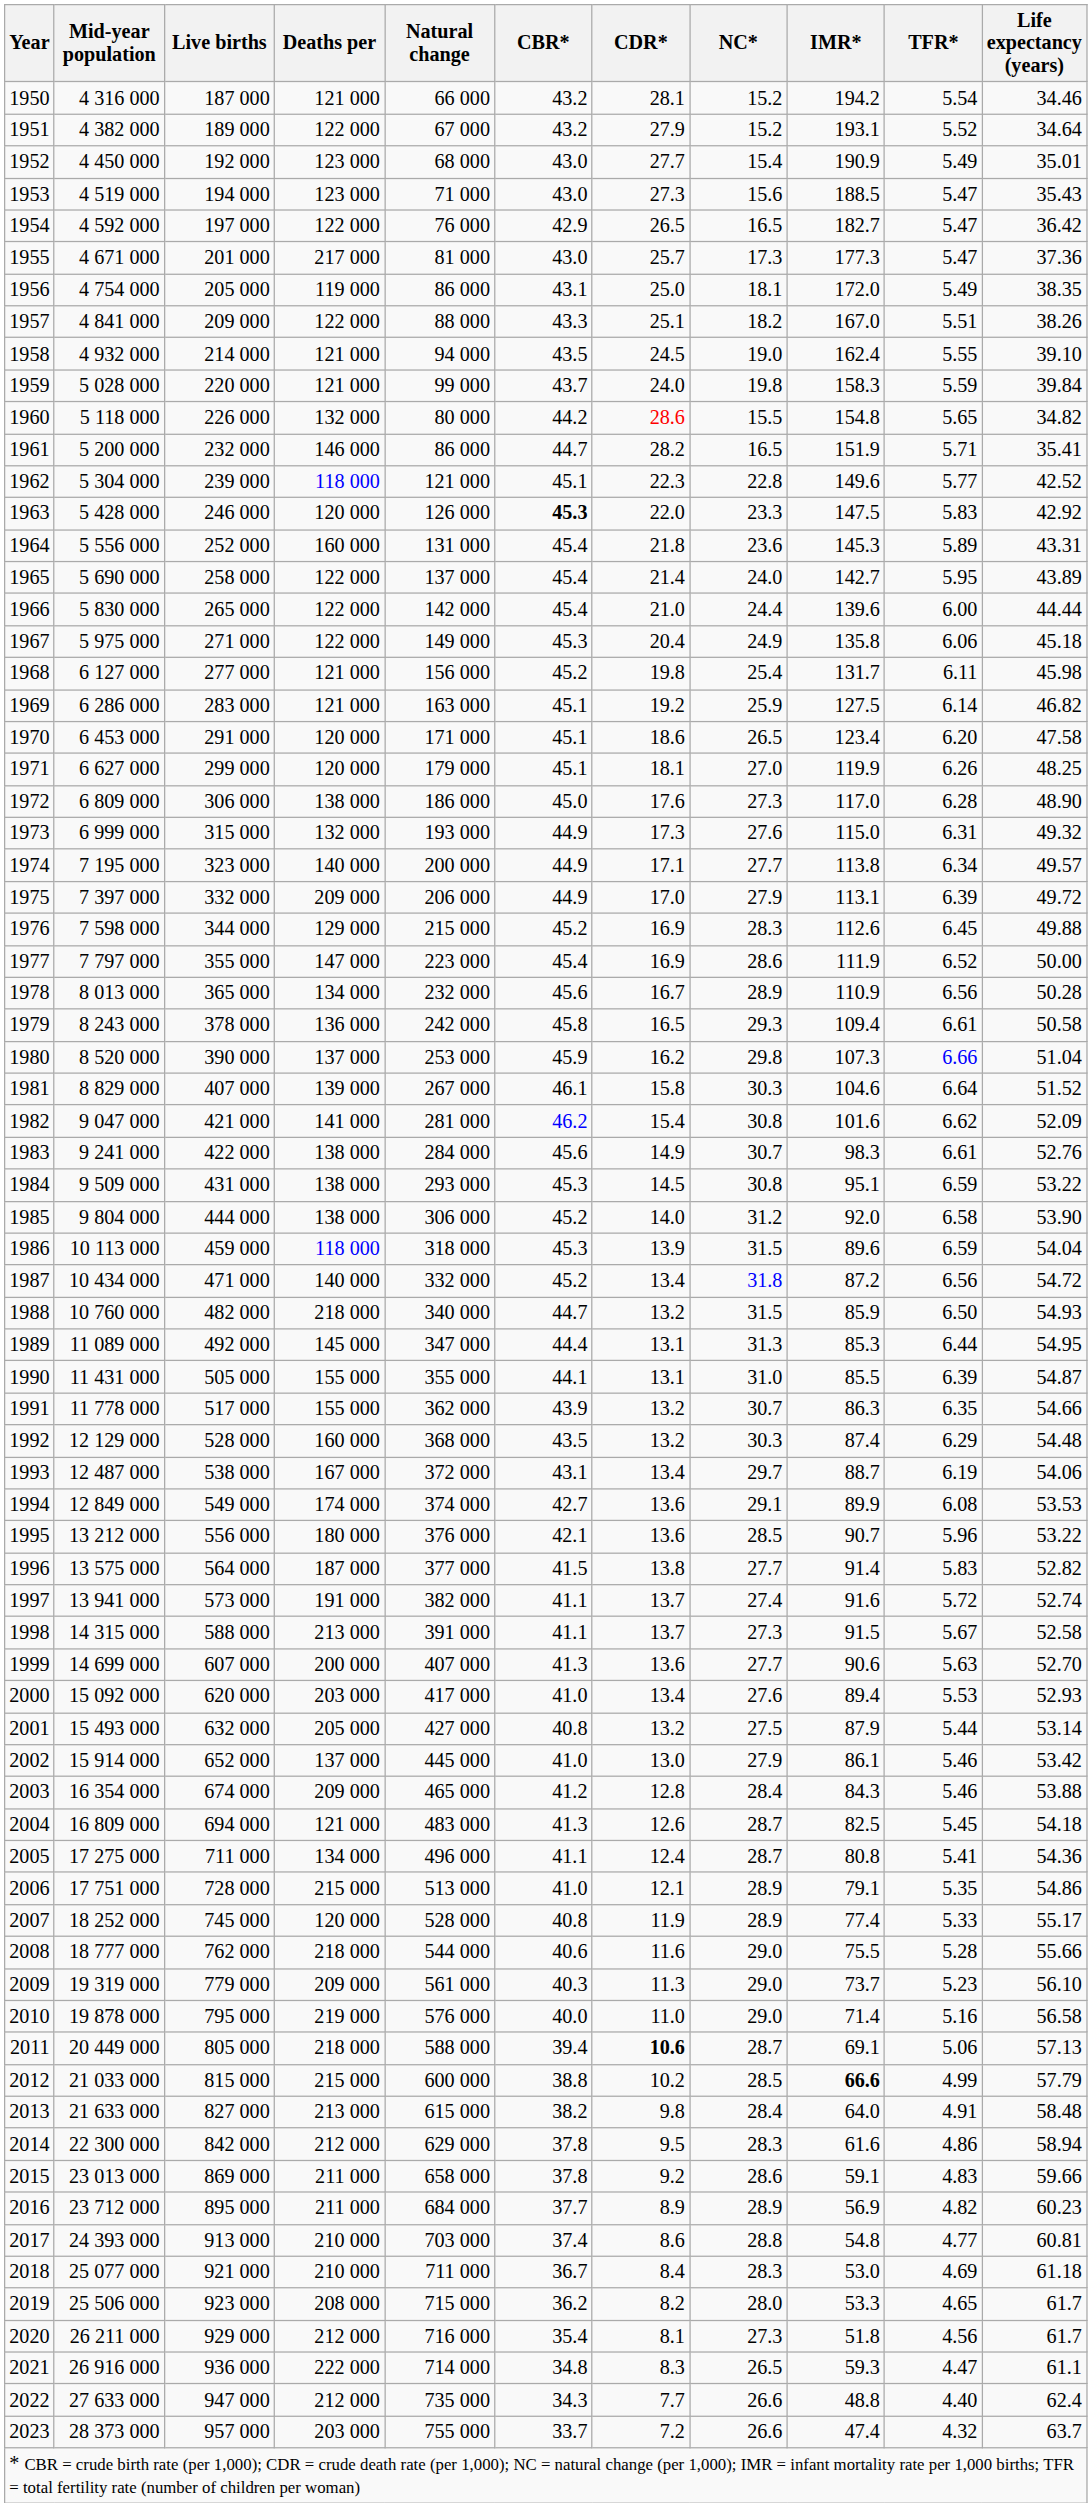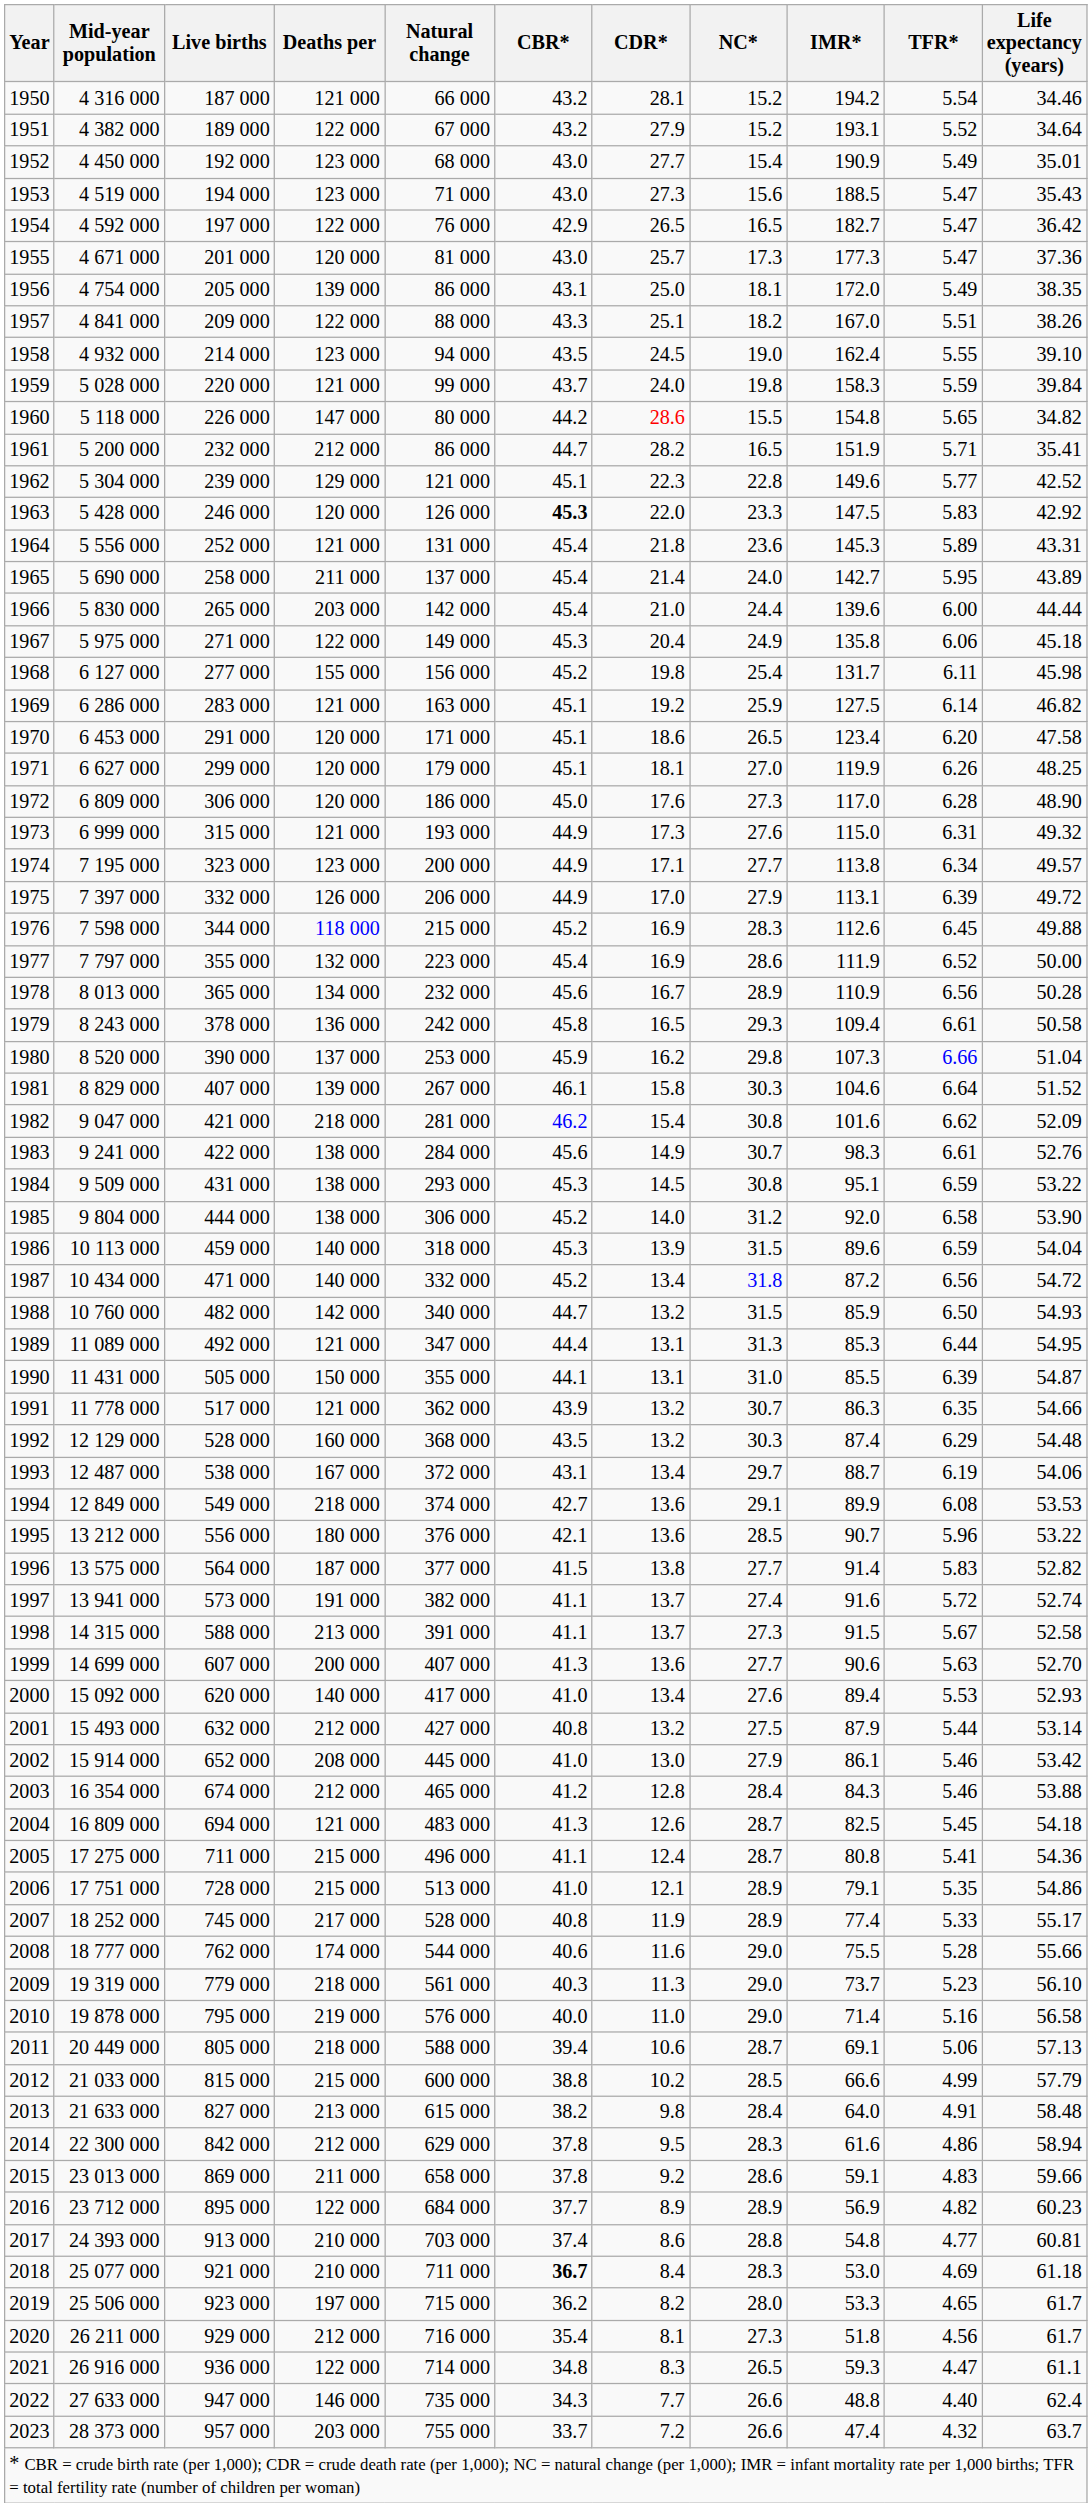(342, 257) 217 000 -> (342, 257) 120 000
(342, 289) 119 000 -> (342, 289) 139 000
(342, 353) 121 000 -> (342, 353) 123 000
(342, 417) 132 000 -> (342, 417) 147 000
(342, 449) 146 000 -> (342, 449) 212 000
(347, 481) 118 000 -> (342, 481) 129 000
(342, 545) 160 000 -> (342, 545) 121 000
(342, 577) 122 000 -> (342, 577) 211 000
(342, 609) 122 000 -> (342, 609) 203 000
(342, 673) 121 000 -> (342, 673) 155 000
(342, 801) 138 000 -> (342, 801) 120 000
(342, 833) 132 000 -> (342, 833) 121 000
(342, 865) 140 000 -> (342, 865) 123 000
(342, 897) 209 000 -> (342, 897) 126 000
(342, 929) 129 000 -> (347, 929) 118 000
(342, 961) 147 000 -> (342, 961) 132 000
(342, 1120) 141 000 -> (342, 1120) 218 000
(347, 1248) 118 000 -> (342, 1248) 140 000
(342, 1312) 218 000 -> (342, 1312) 142 000
(342, 1344) 145 000 -> (342, 1344) 121 000
(342, 1376) 155 000 -> (342, 1376) 150 000
(342, 1408) 155 000 -> (342, 1408) 121 000
(342, 1504) 174 000 -> (342, 1504) 218 000
(342, 1696) 203 000 -> (342, 1696) 140 000
(342, 1728) 205 000 -> (342, 1728) 212 000
(342, 1760) 137 000 -> (342, 1760) 208 000
(342, 1792) 209 000 -> (342, 1792) 212 000
(342, 1856) 134 000 -> (342, 1856) 215 000
(342, 1920) 120 000 -> (342, 1920) 217 000
(342, 1952) 218 000 -> (342, 1952) 174 000
(342, 1984) 209 000 -> (342, 1984) 218 000
(667, 2048) bold -> (667, 2048) normal
(862, 2080) bold -> (862, 2080) normal
(342, 2208) 211 000 -> (342, 2208) 122 000
(570, 2271) normal -> (570, 2271) bold
(342, 2303) 208 000 -> (342, 2303) 197 000
(342, 2367) 222 000 -> (342, 2367) 122 000
(342, 2399) 212 000 -> (342, 2399) 146 000
